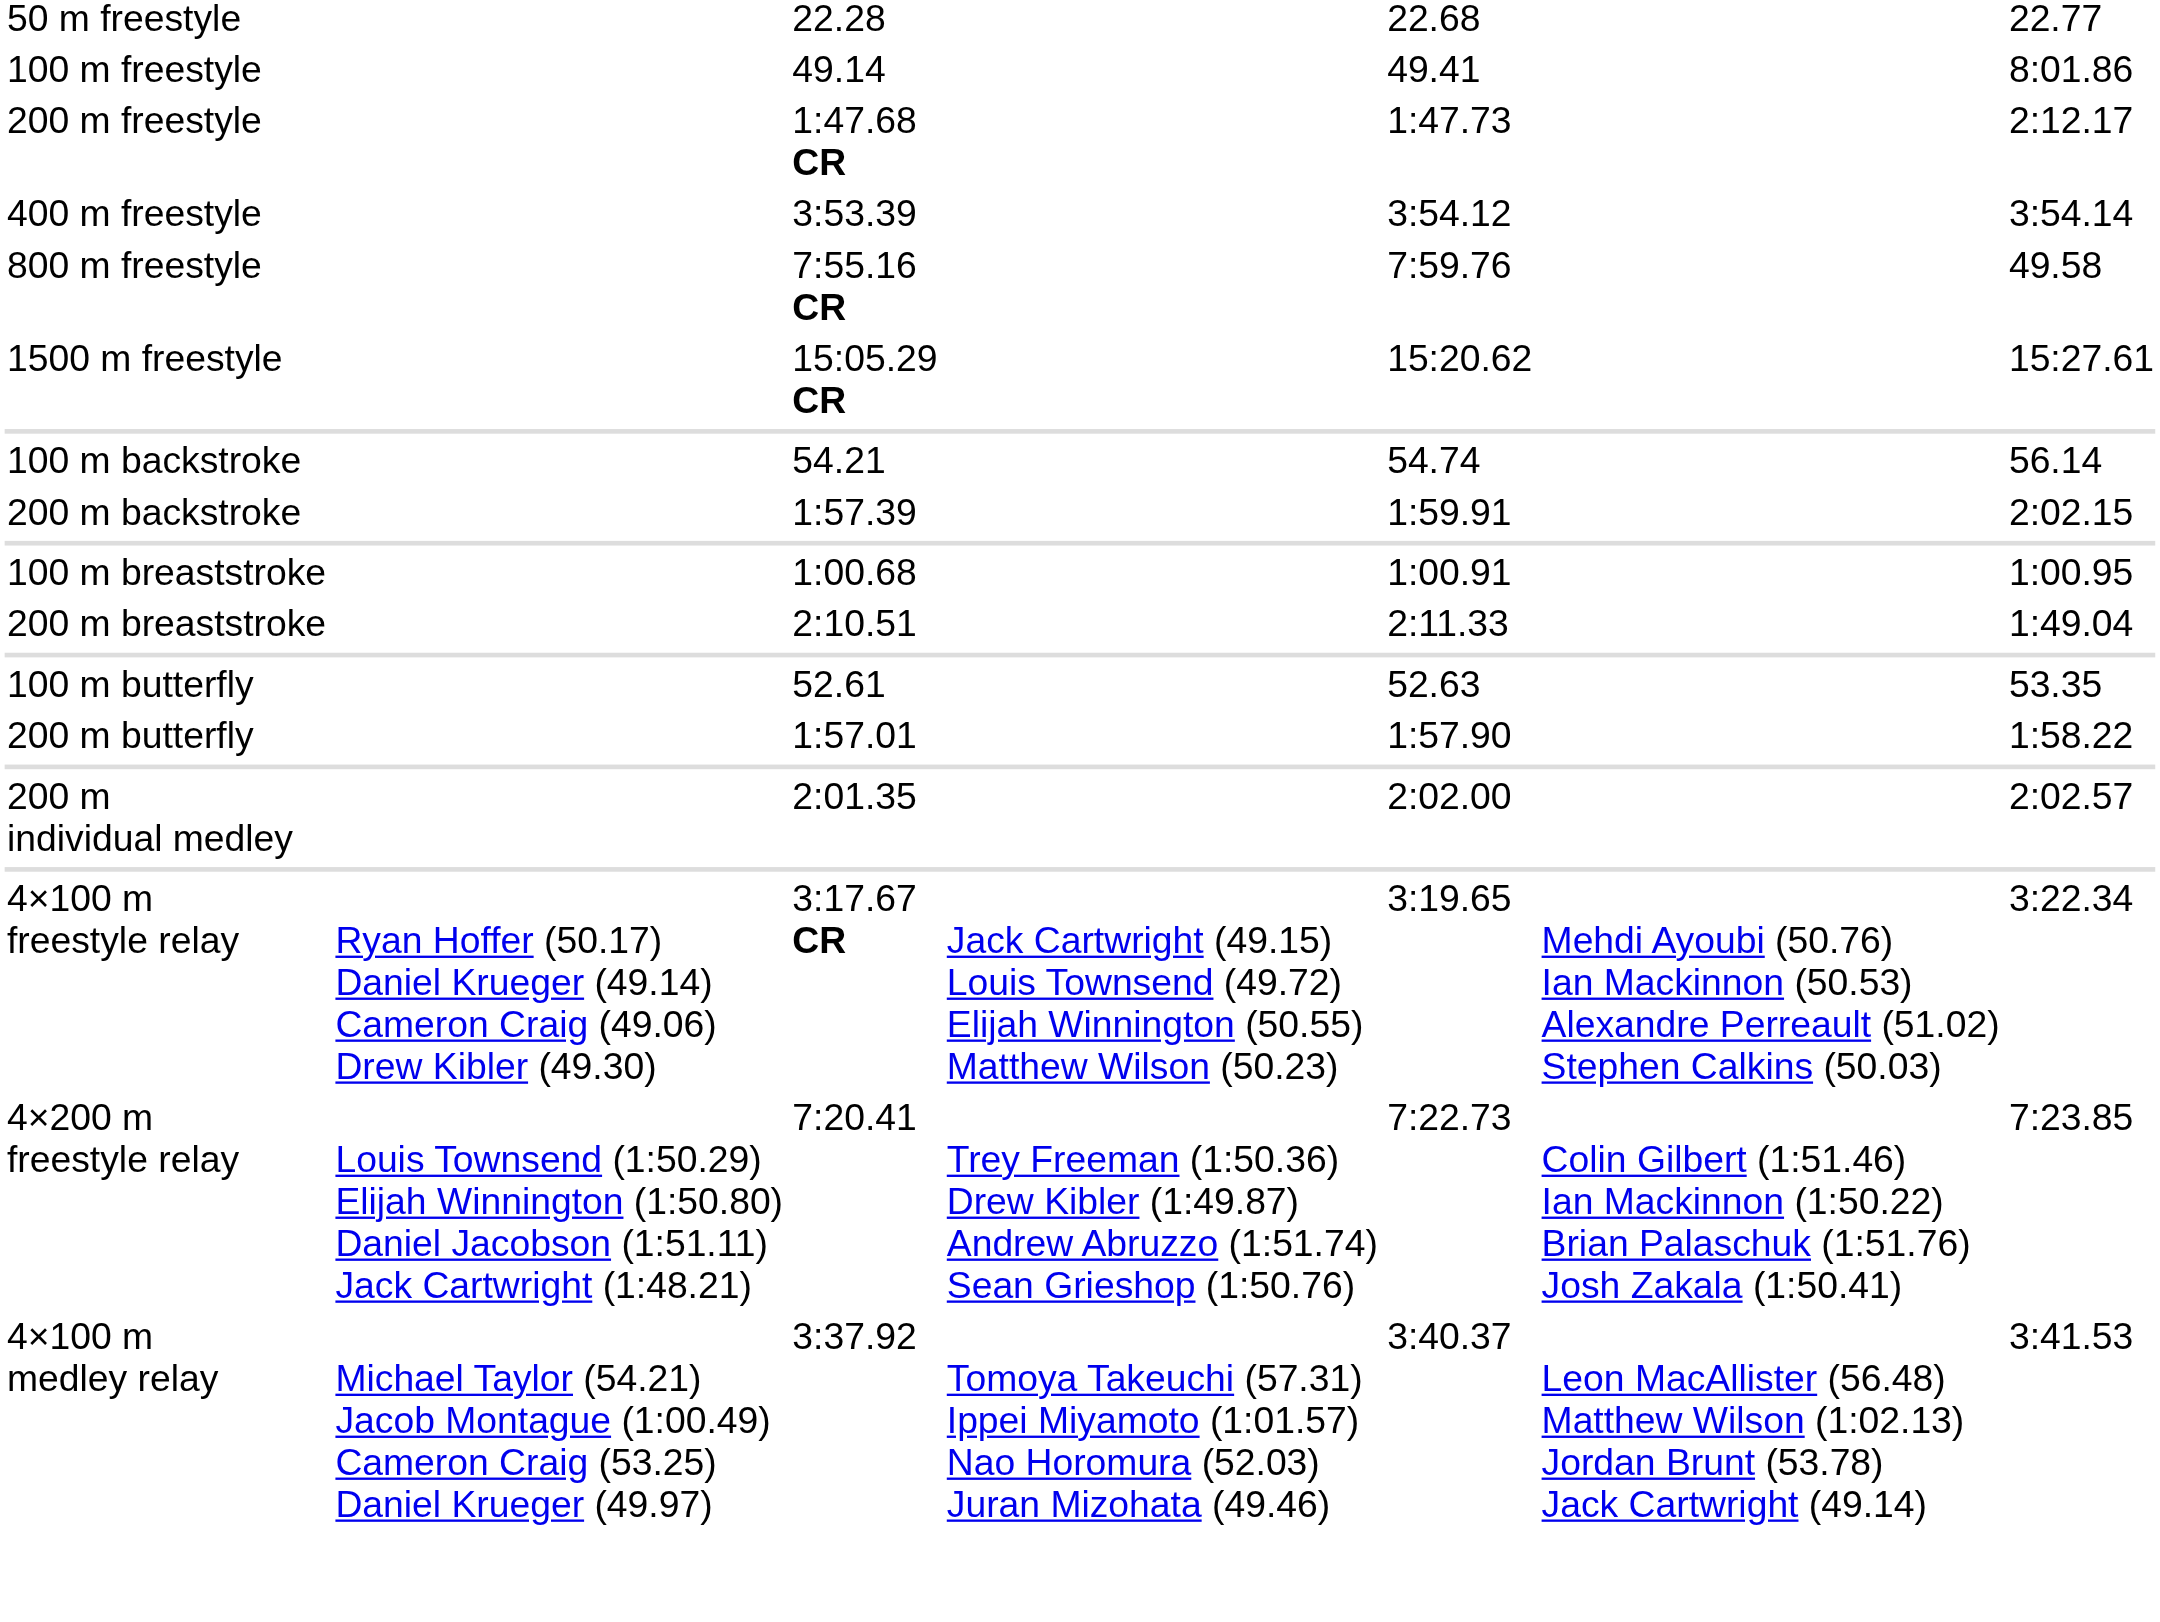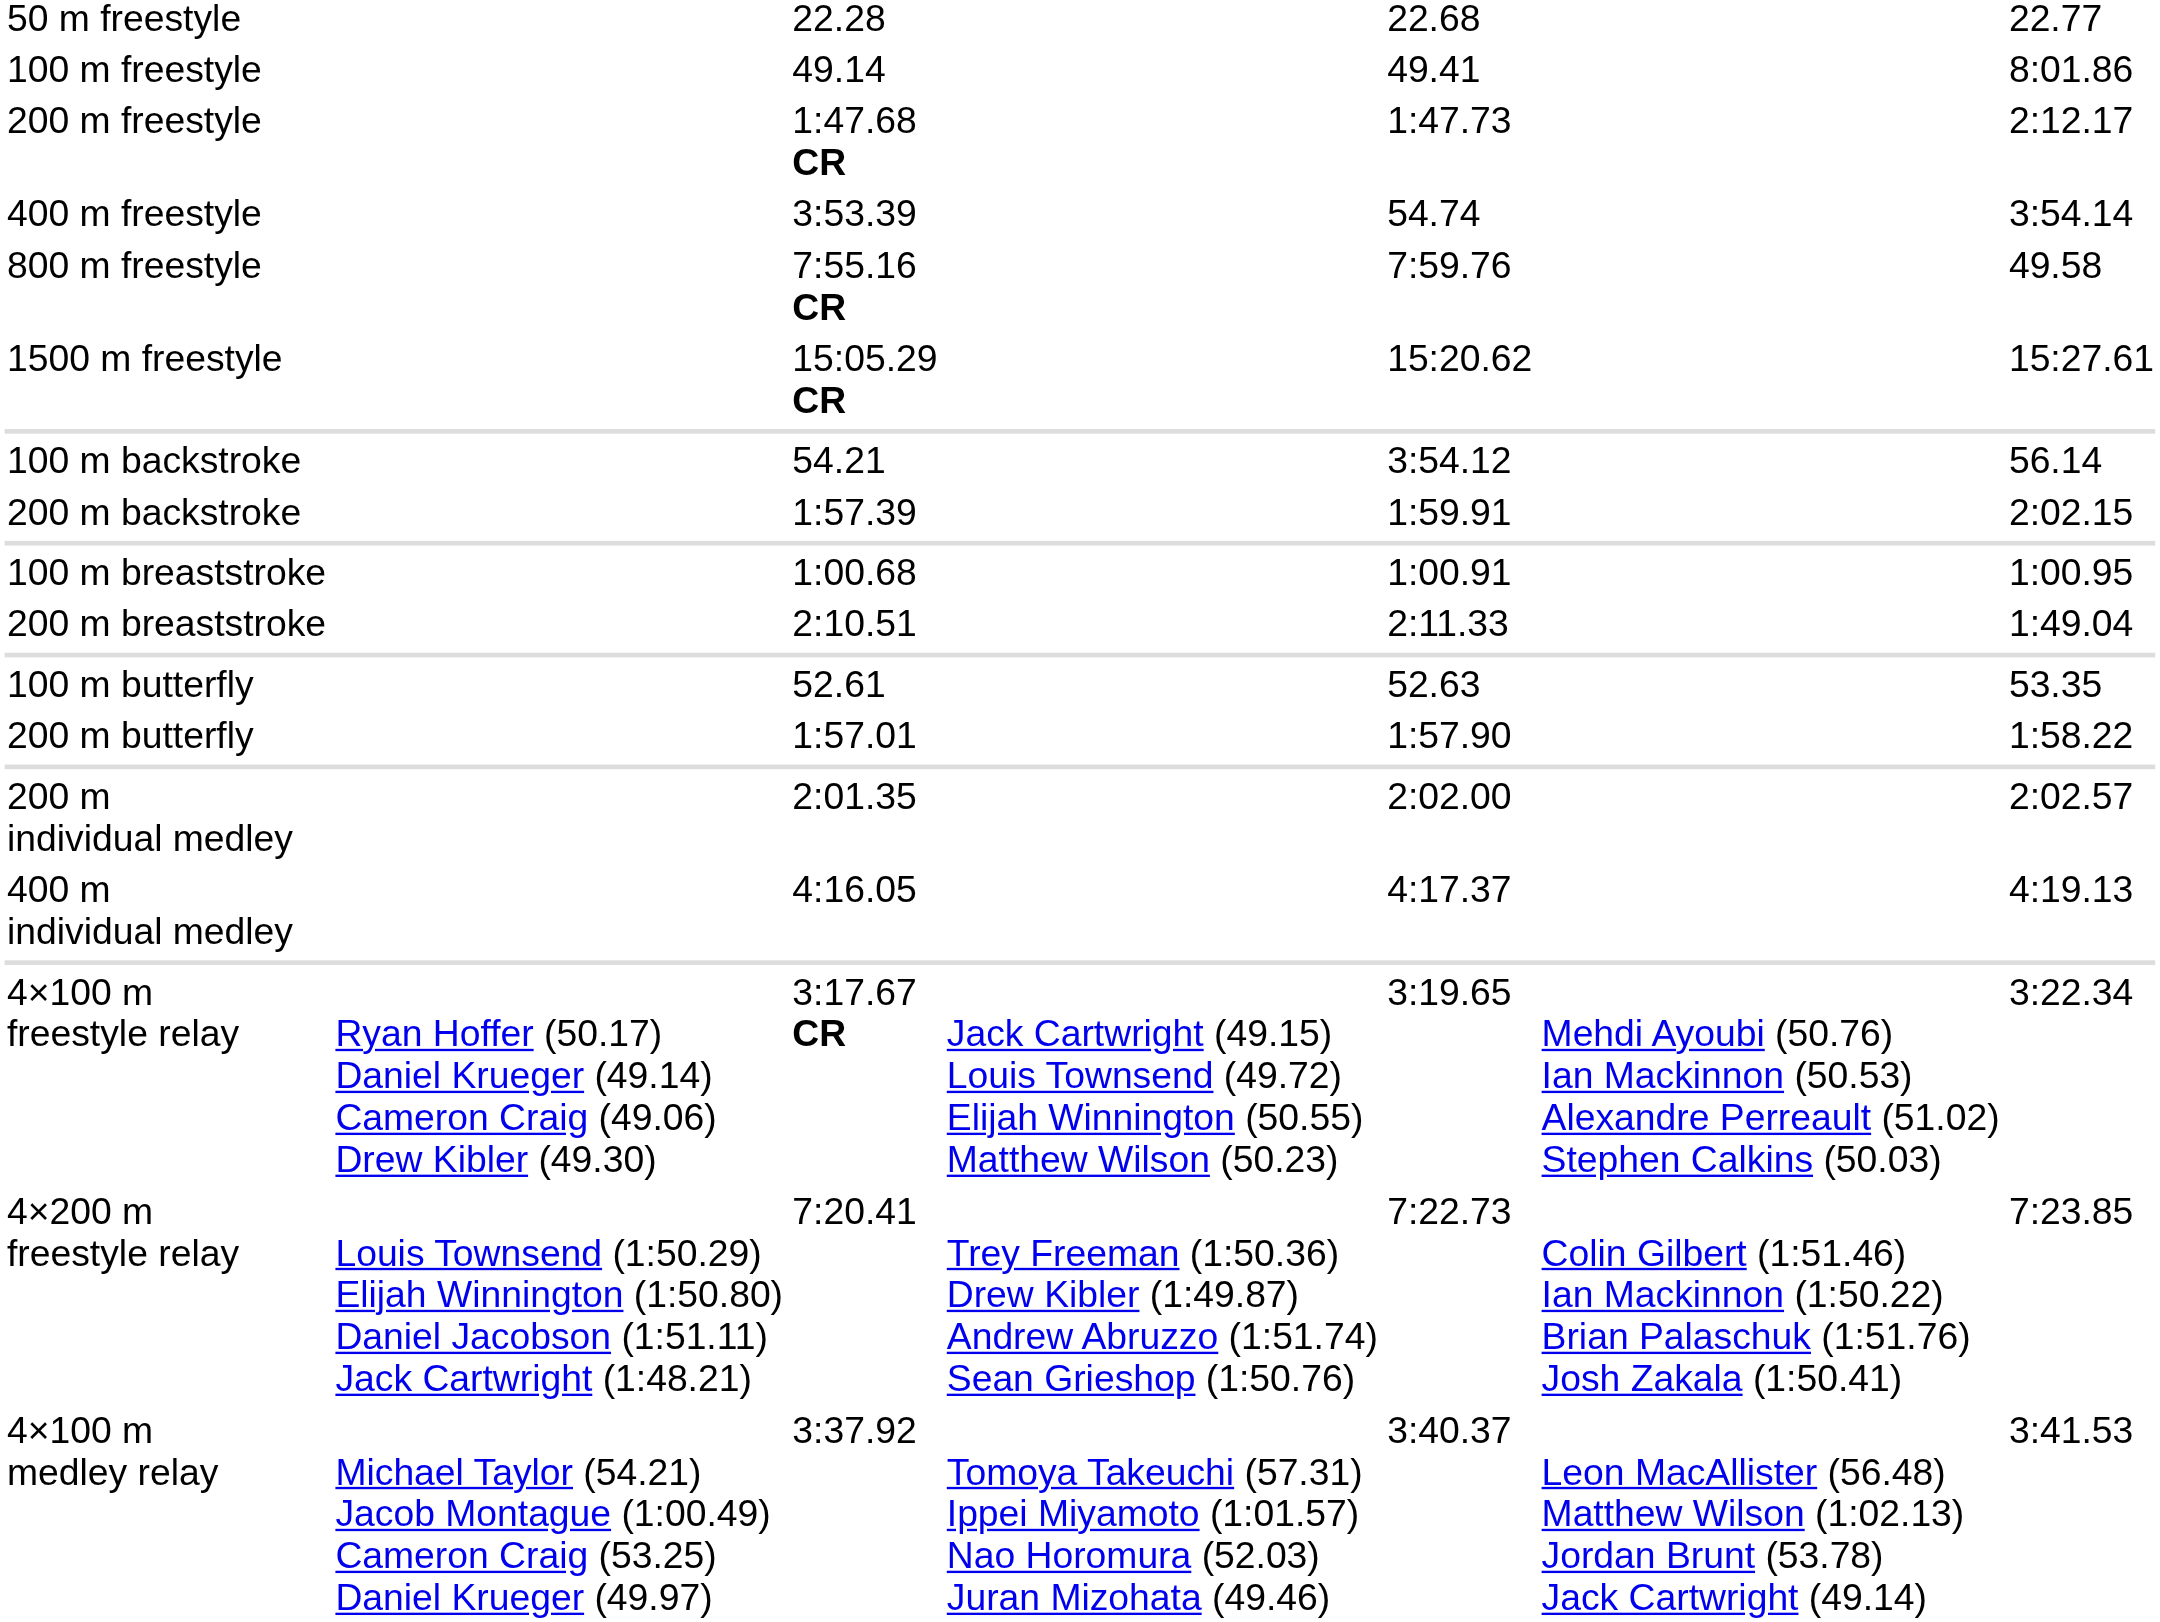(1449, 214) 3:54.12 -> (1434, 214) 54.74
(1434, 460) 54.74 -> (1449, 460) 3:54.12
+ row: (150, 910)
